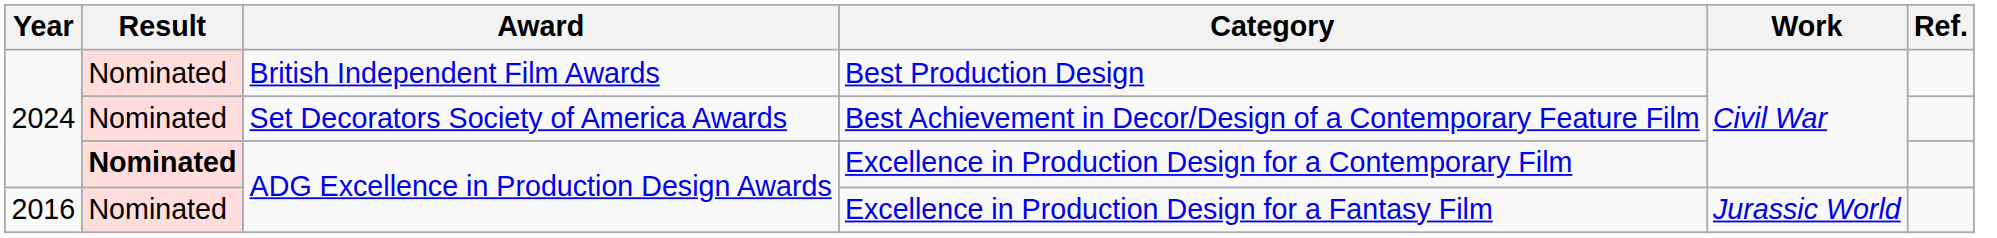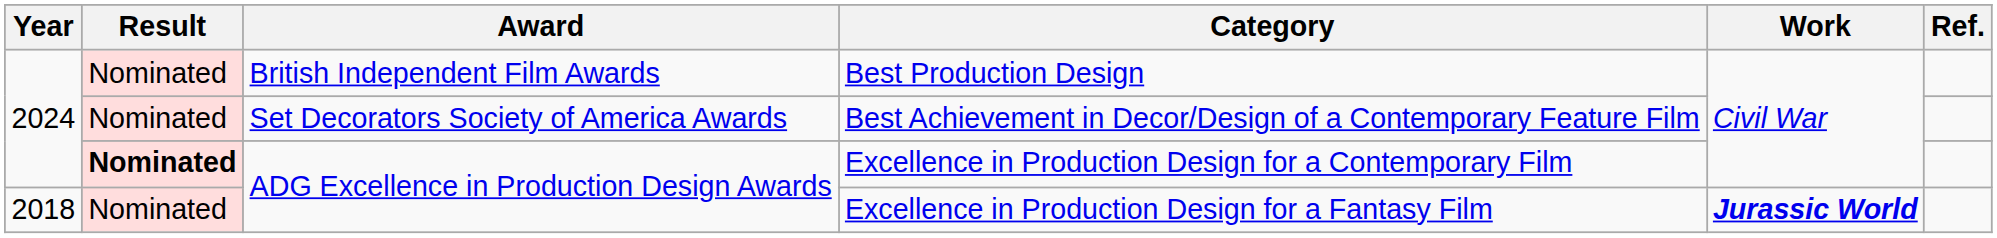(43, 208) 2016 -> (43, 208) 2018
(1807, 208) normal -> (1815, 208) bold
